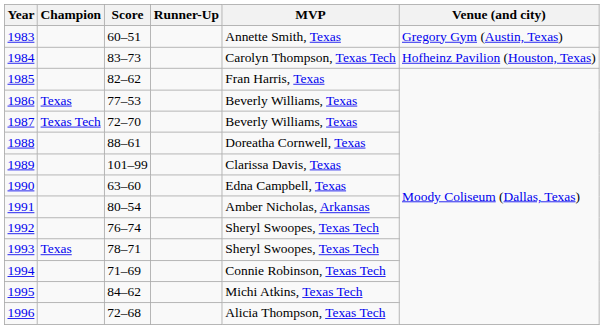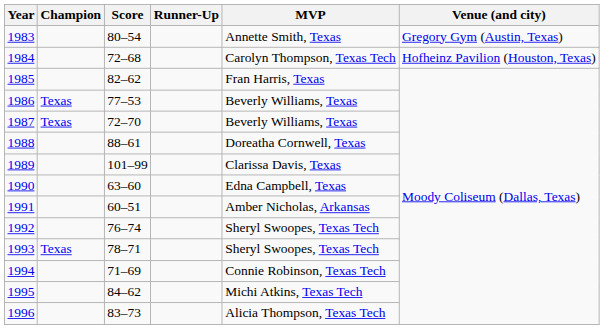(124, 36) 60–51 -> (124, 36) 80–54
(124, 57) 83–73 -> (124, 57) 72–68
(71, 121) Texas Tech -> (56, 121) Texas
(124, 206) 80–54 -> (124, 206) 60–51
(124, 313) 72–68 -> (124, 313) 83–73
